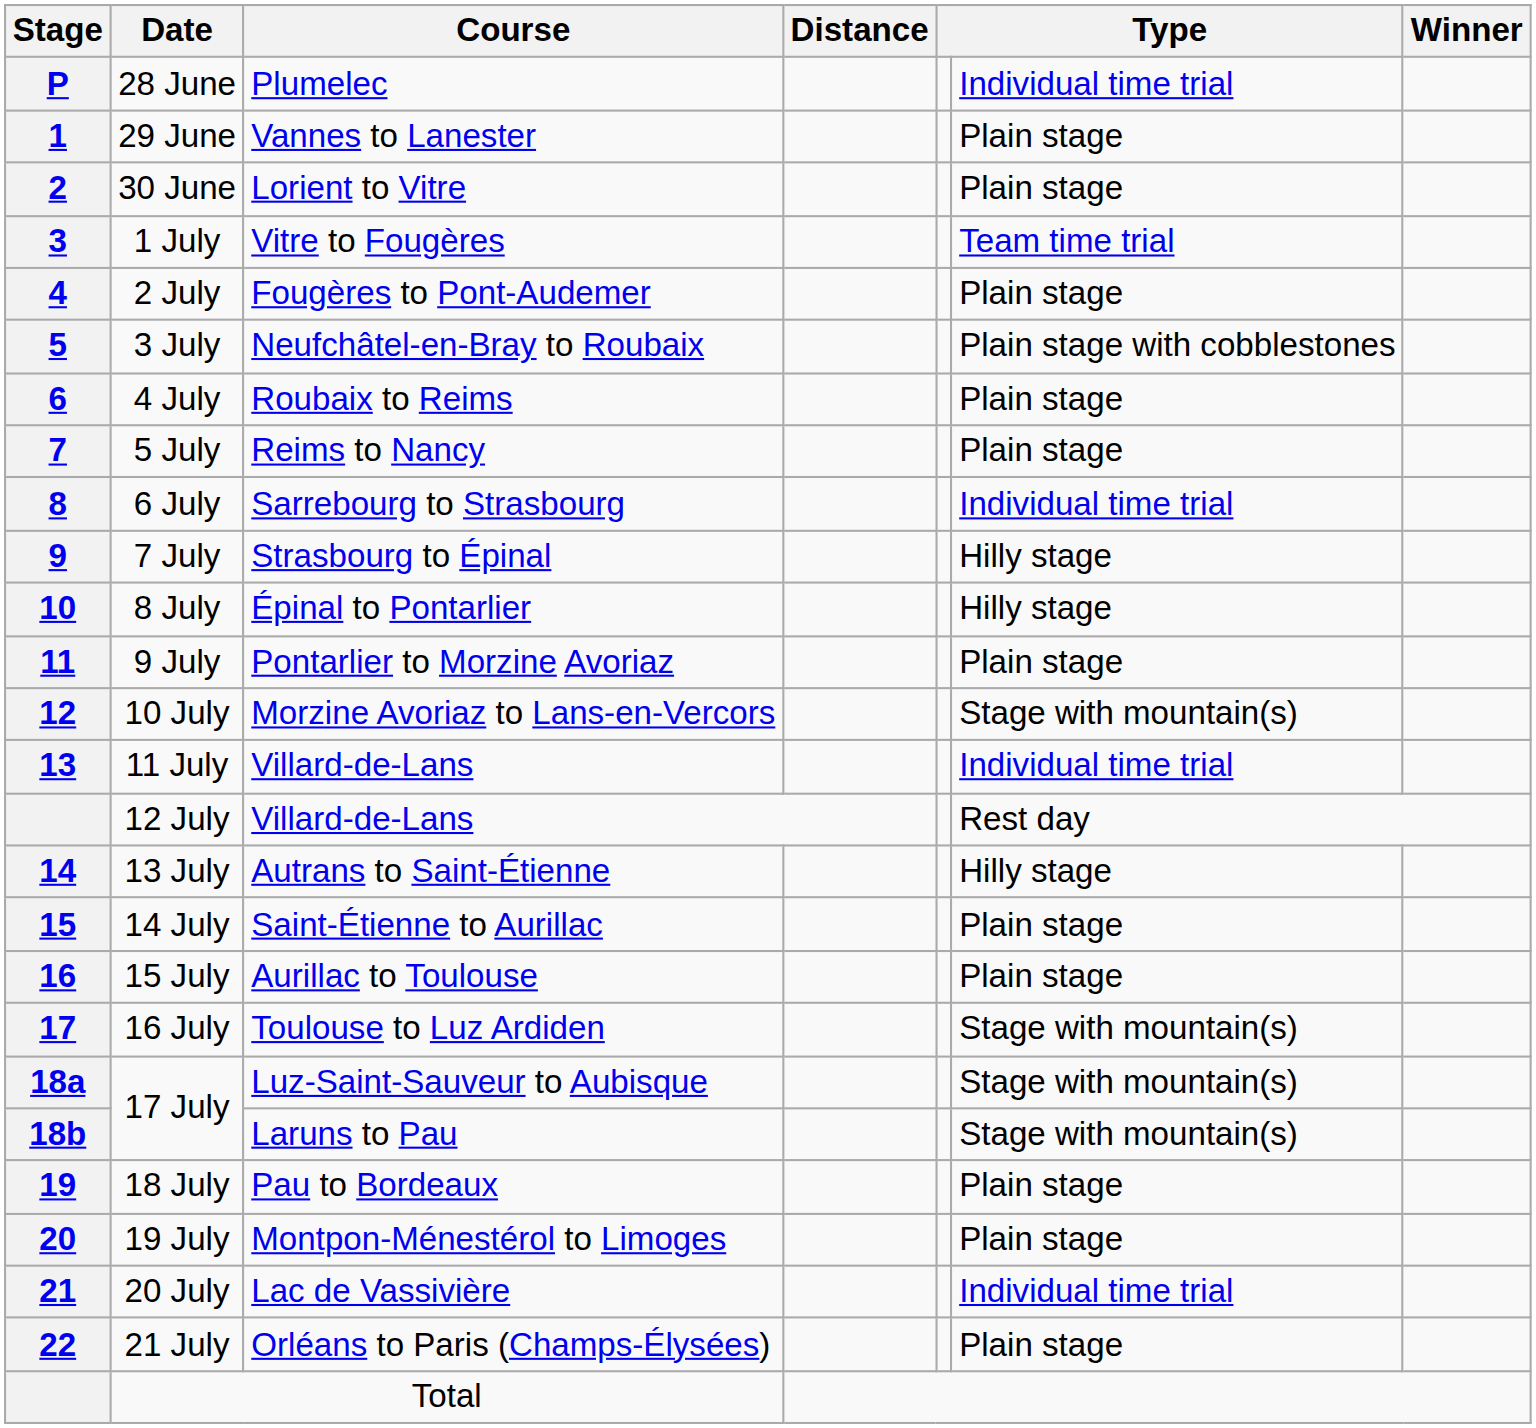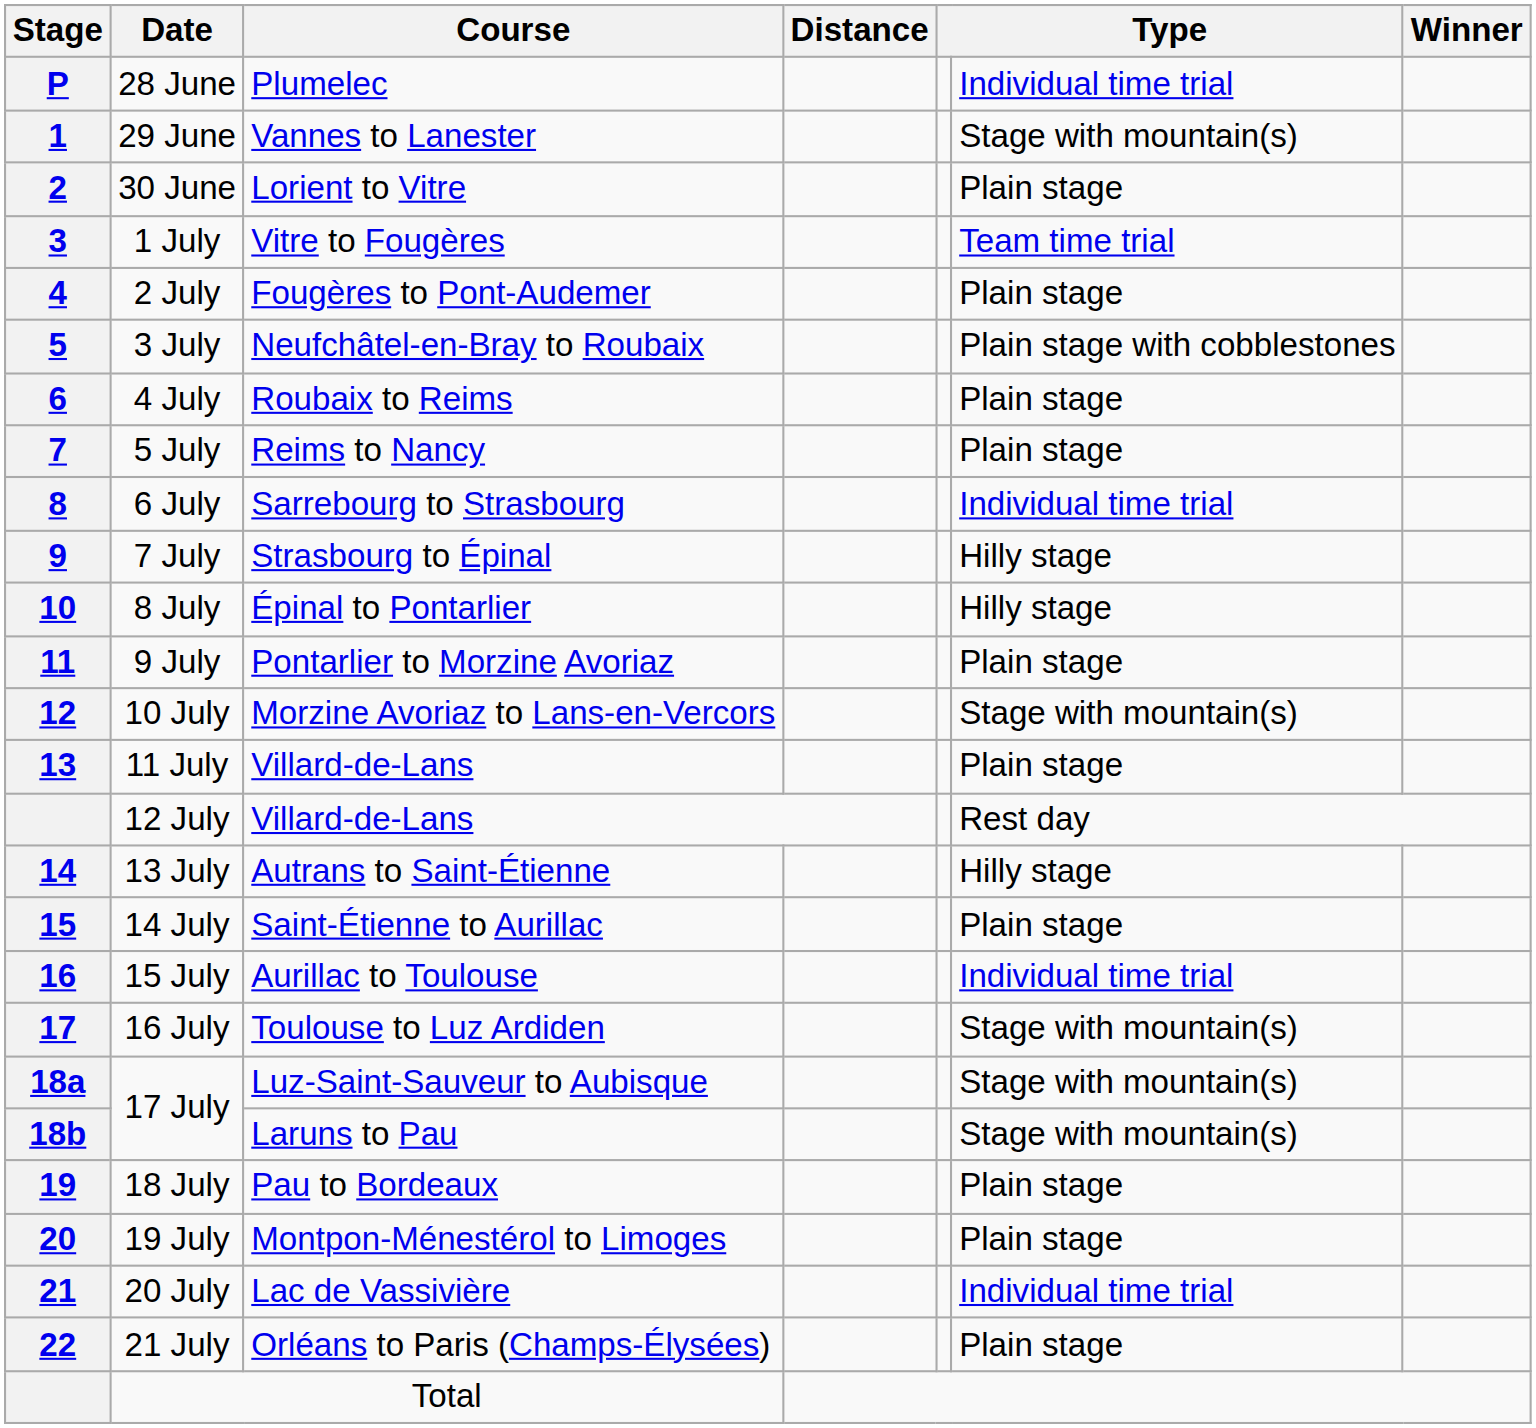(1041, 135) Plain stage -> (1129, 135) Stage with mountain(s)
(1096, 766) Individual time trial -> (1041, 766) Plain stage
(1041, 976) Plain stage -> (1096, 976) Individual time trial
